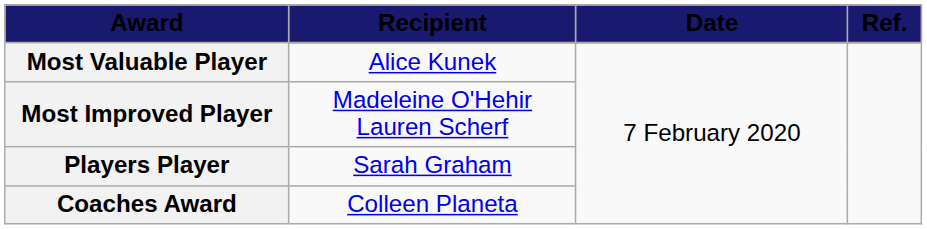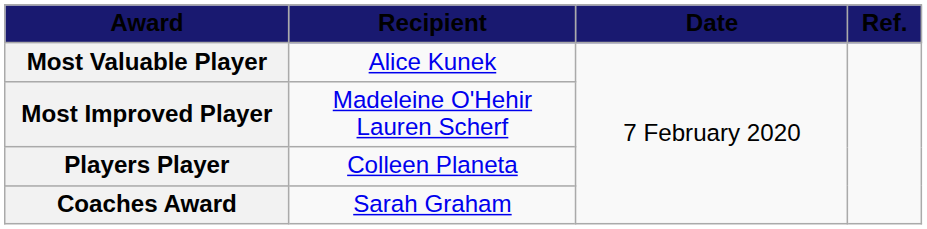(432, 165) Sarah Graham -> (432, 165) Colleen Planeta
(432, 204) Colleen Planeta -> (432, 204) Sarah Graham
